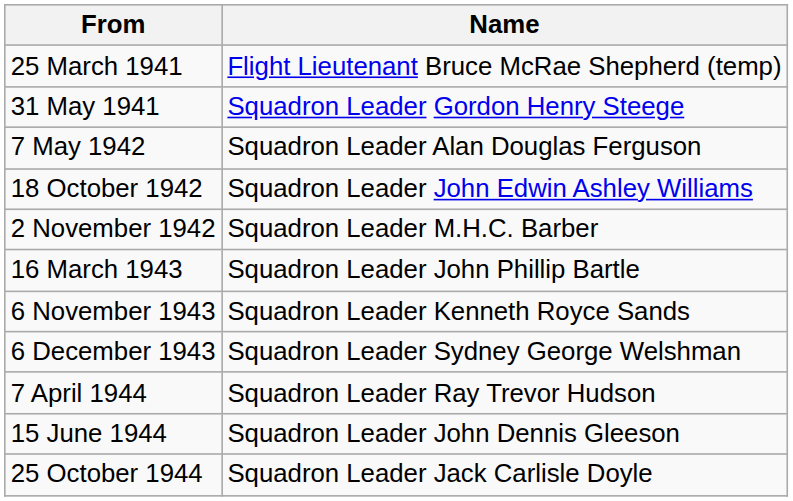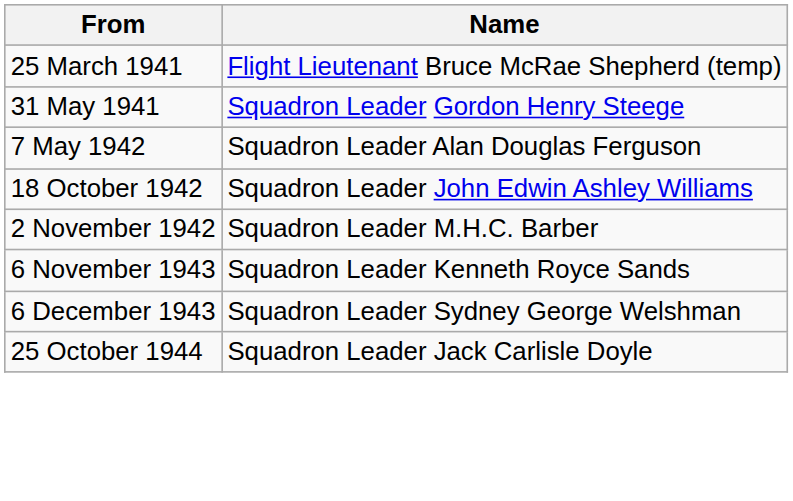- row: (97, 270)
- row: (79, 392)
- row: (89, 433)
